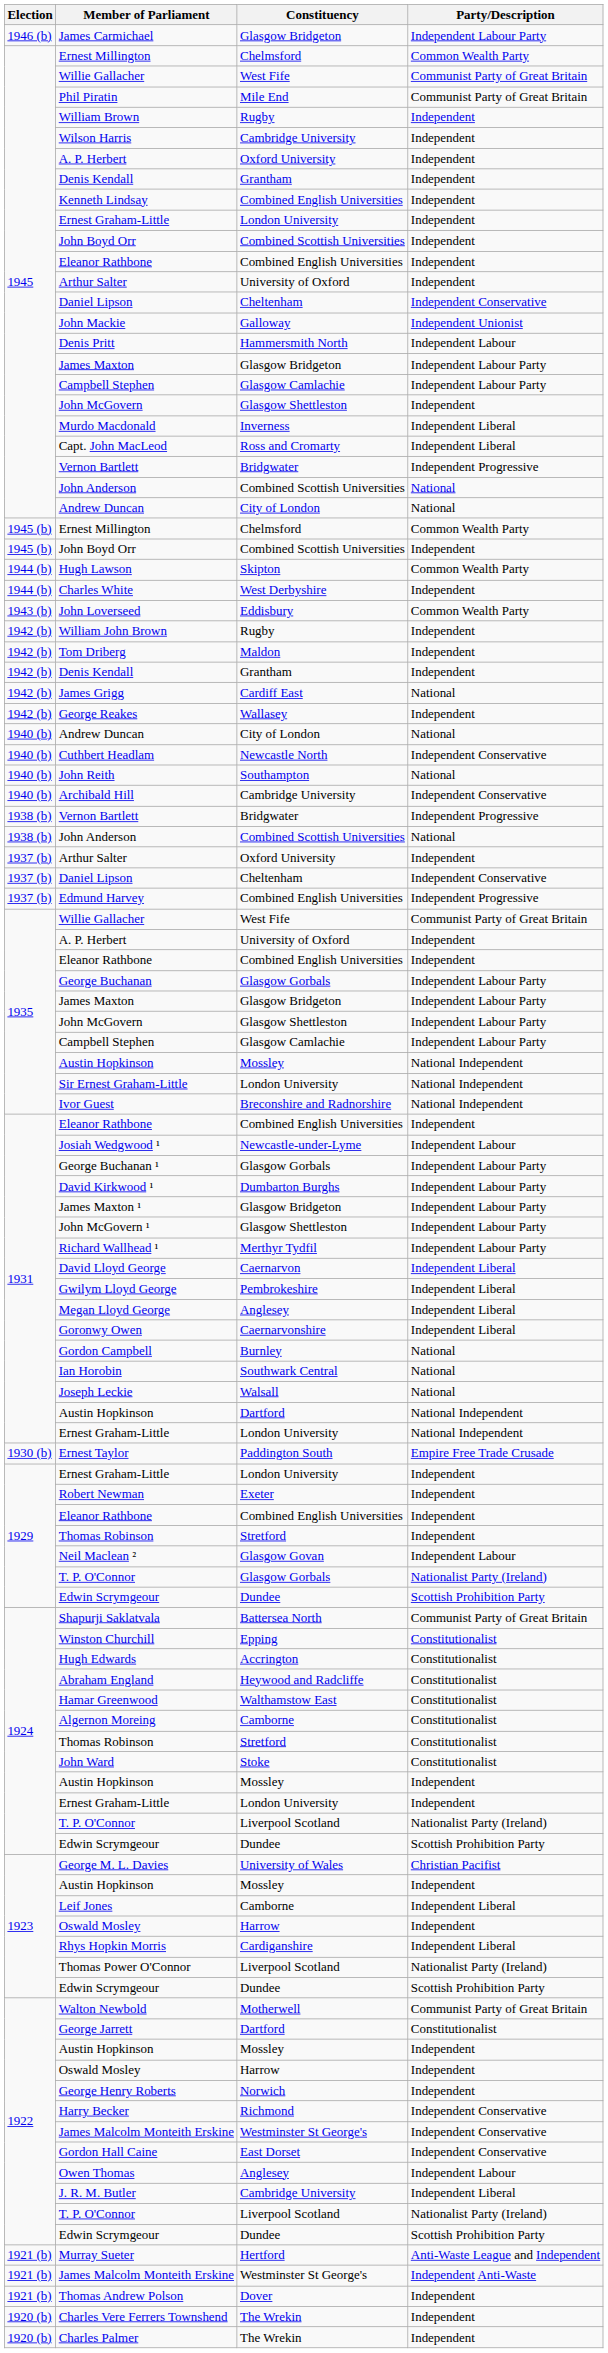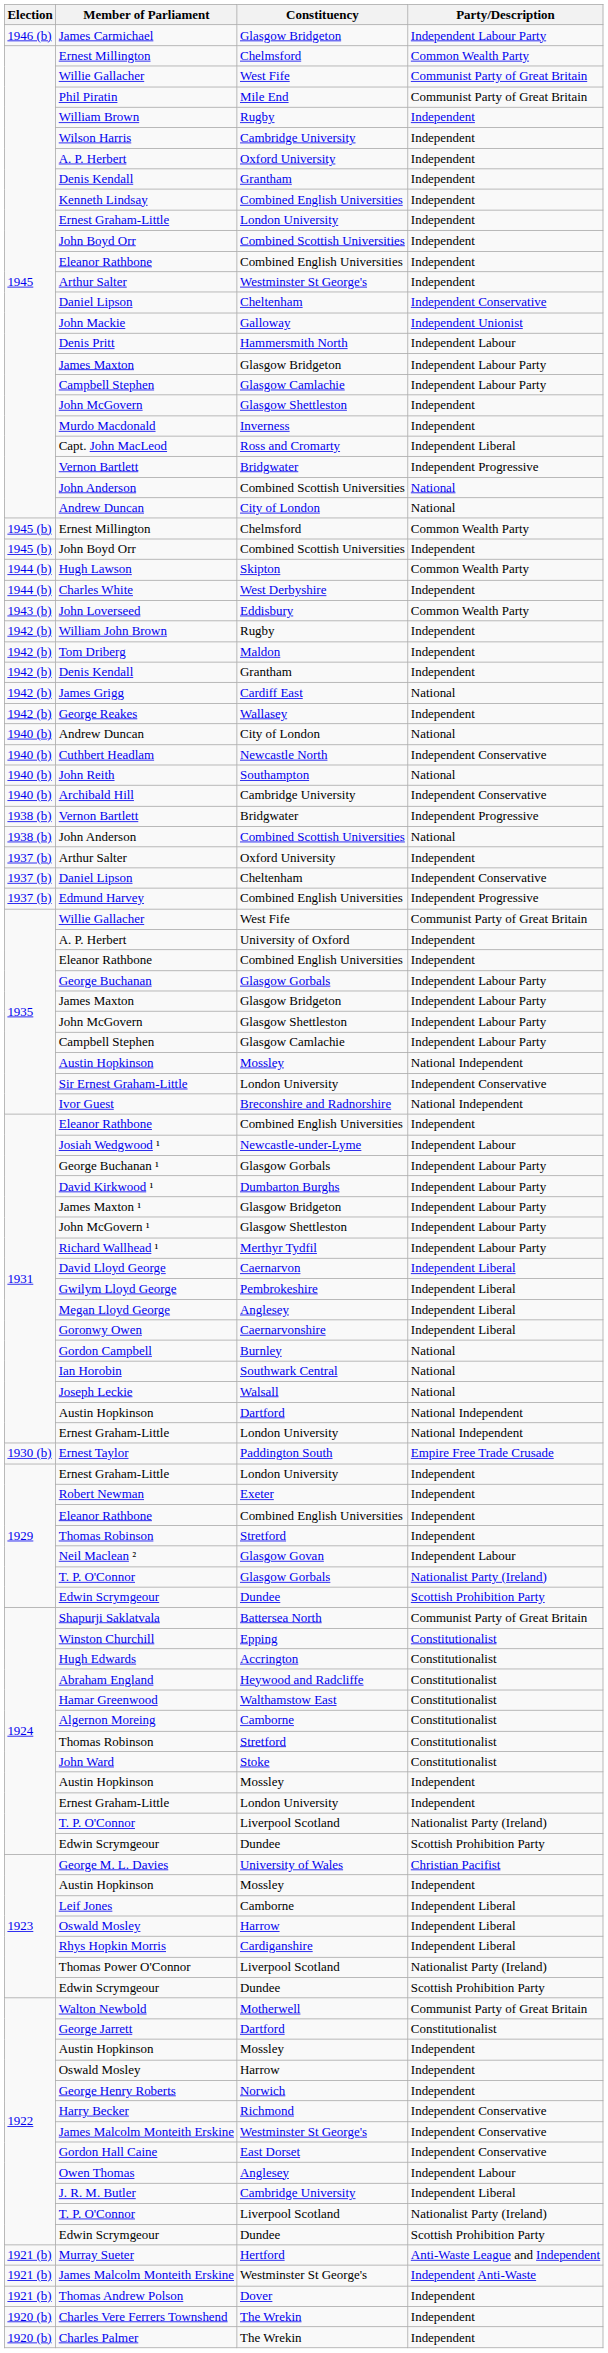(295, 281) University of Oxford -> (304, 281) Westminster St George's
(463, 425) Independent Liberal -> (443, 425) Independent
(467, 1083) National Independent -> (479, 1083) Independent Conservative
(443, 1926) Independent -> (463, 1926) Independent Liberal
